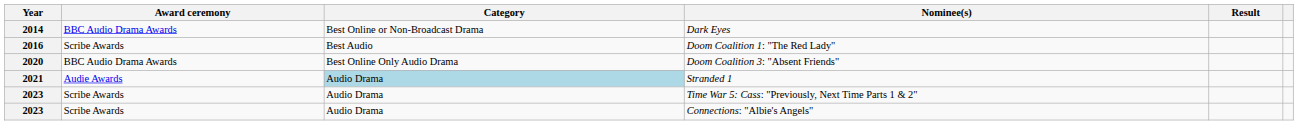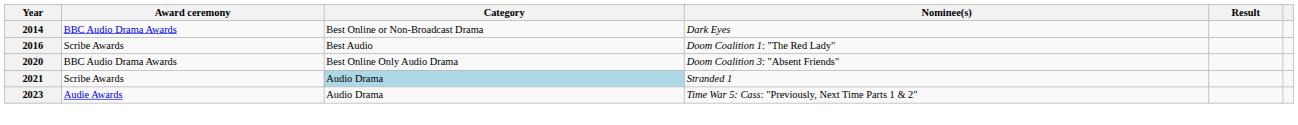(93, 78) Audie Awards -> (94, 78) Scribe Awards
(94, 95) Scribe Awards -> (93, 95) Audie Awards
- row: (750, 111)
